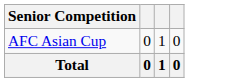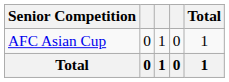+ column: (204, 16)
